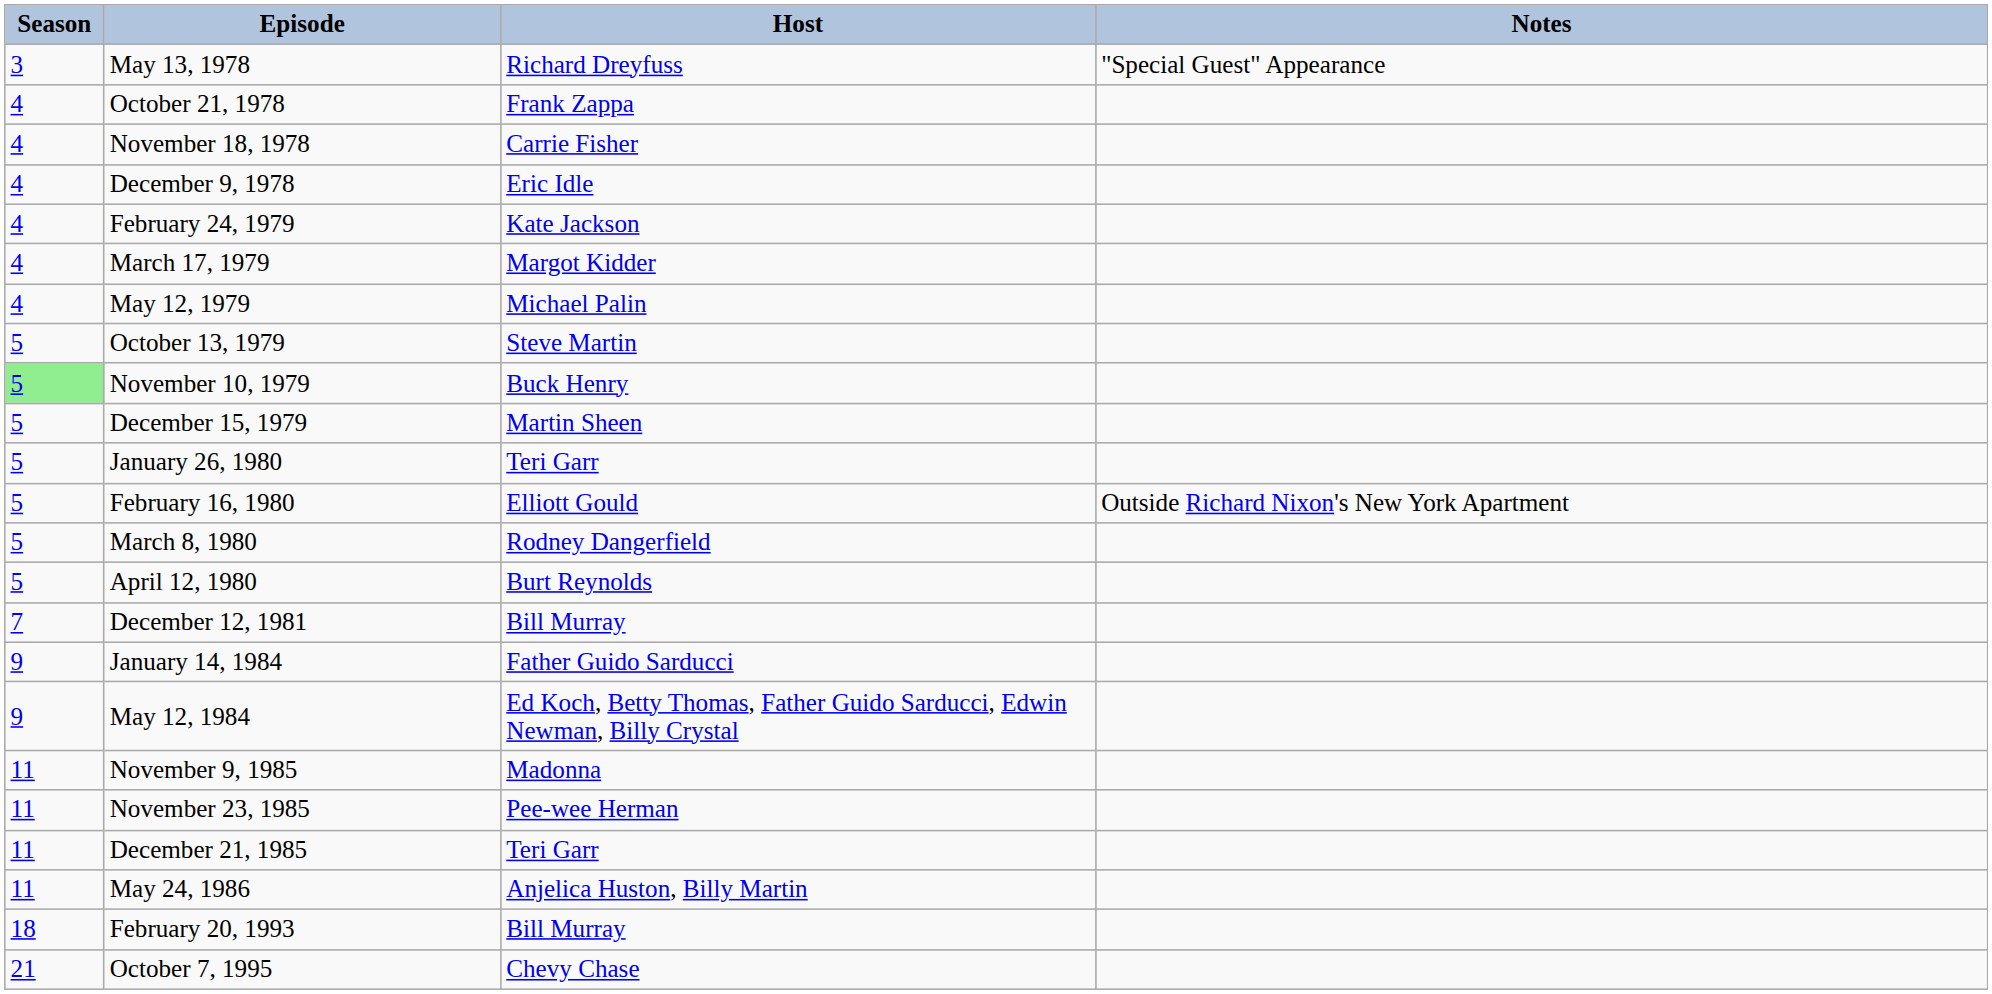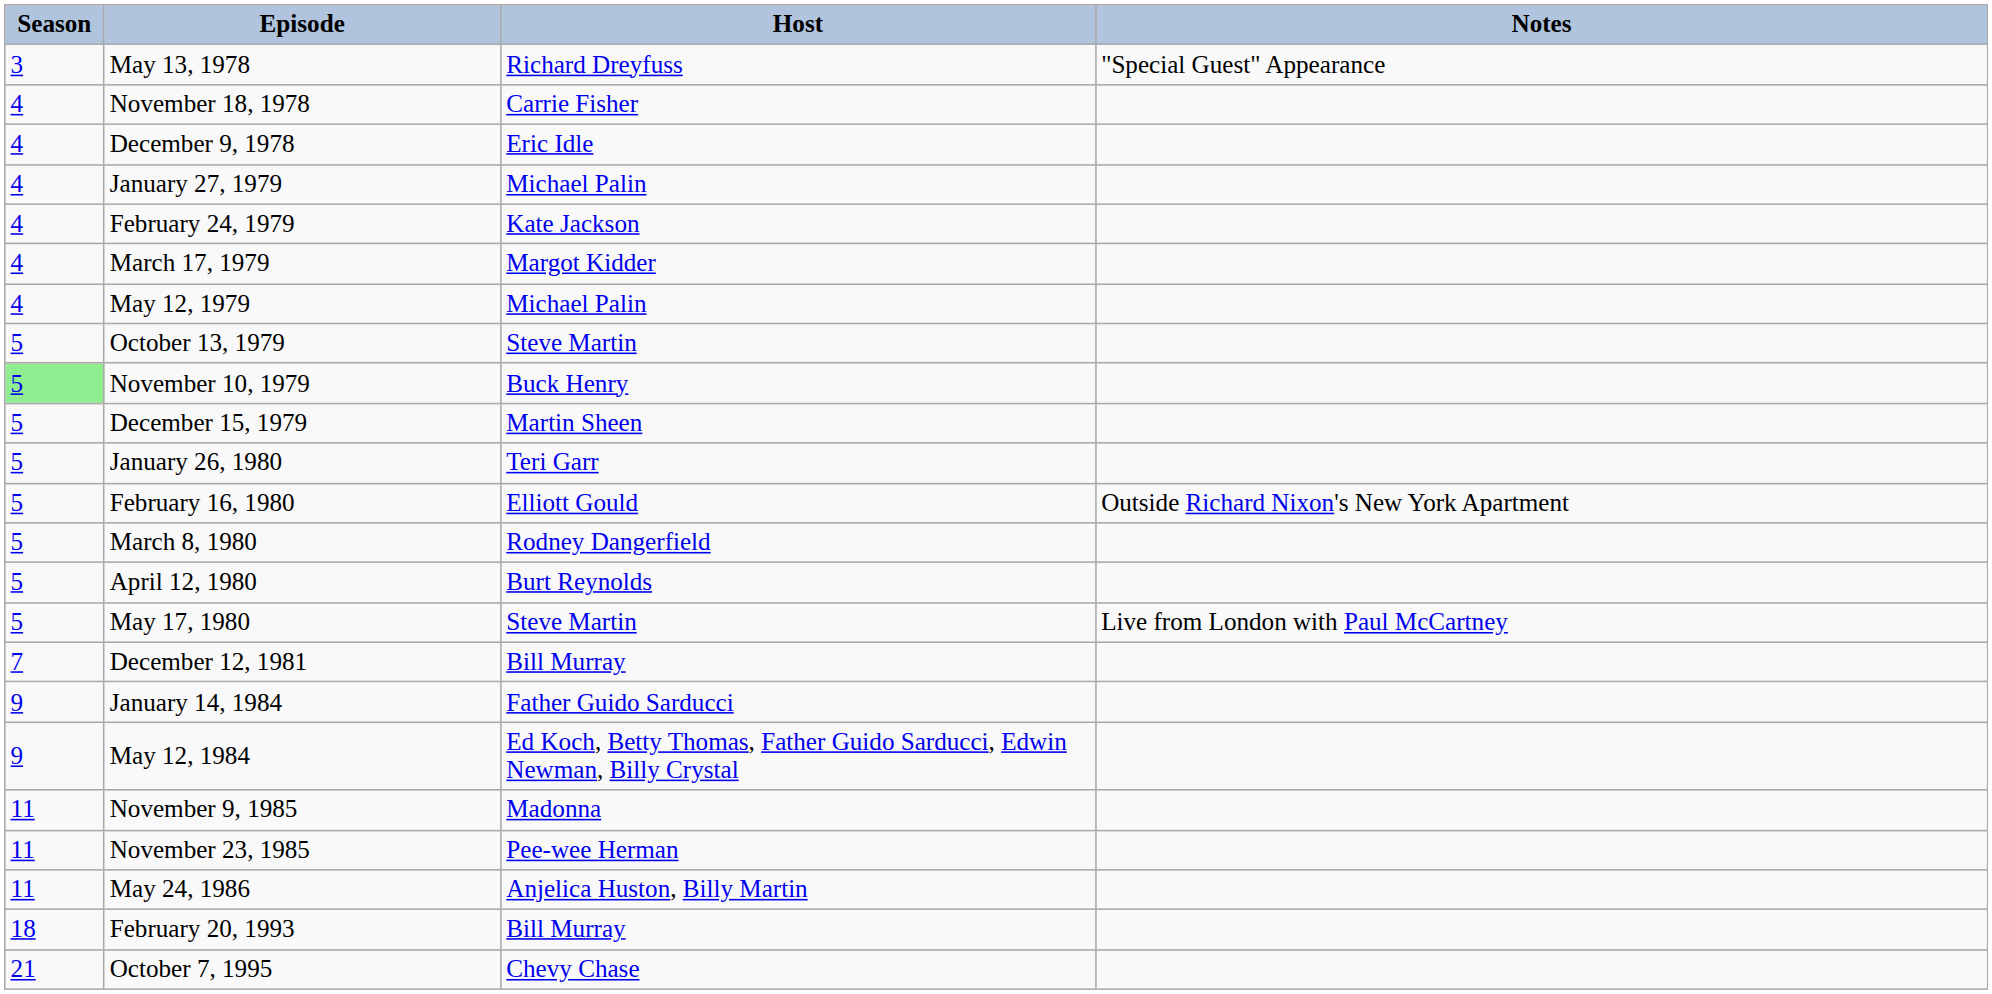- row: (197, 104)
+ row: (196, 183)
+ row: (180, 622)
- row: (208, 849)
